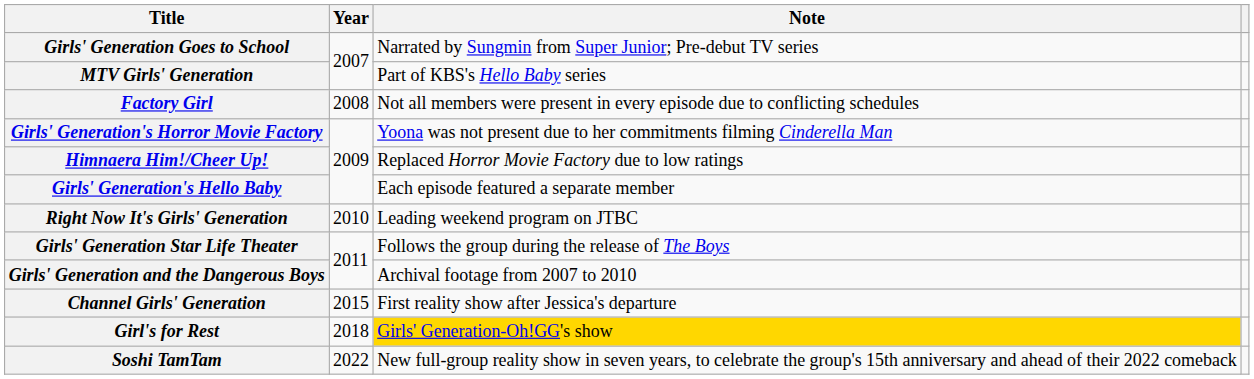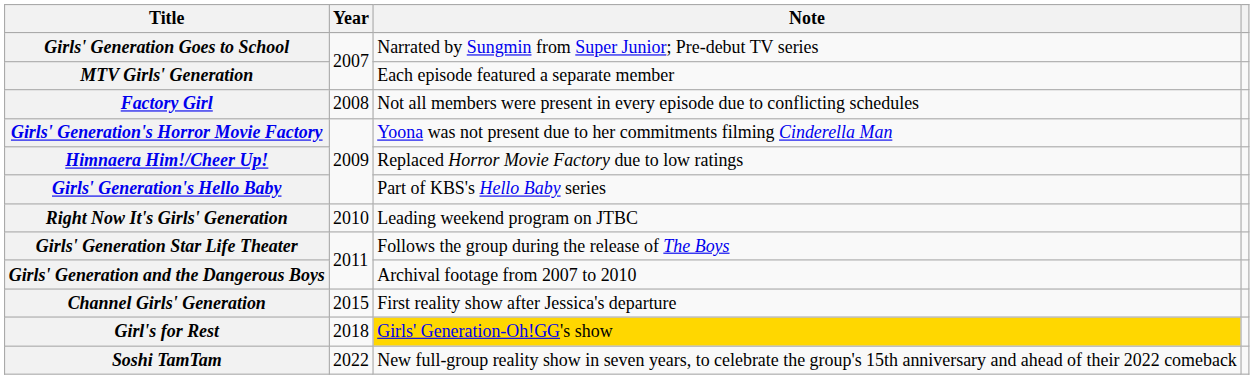(492, 75) Part of KBS's Hello Baby series -> (526, 75) Each episode featured a separate member
(526, 189) Each episode featured a separate member -> (492, 189) Part of KBS's Hello Baby series
